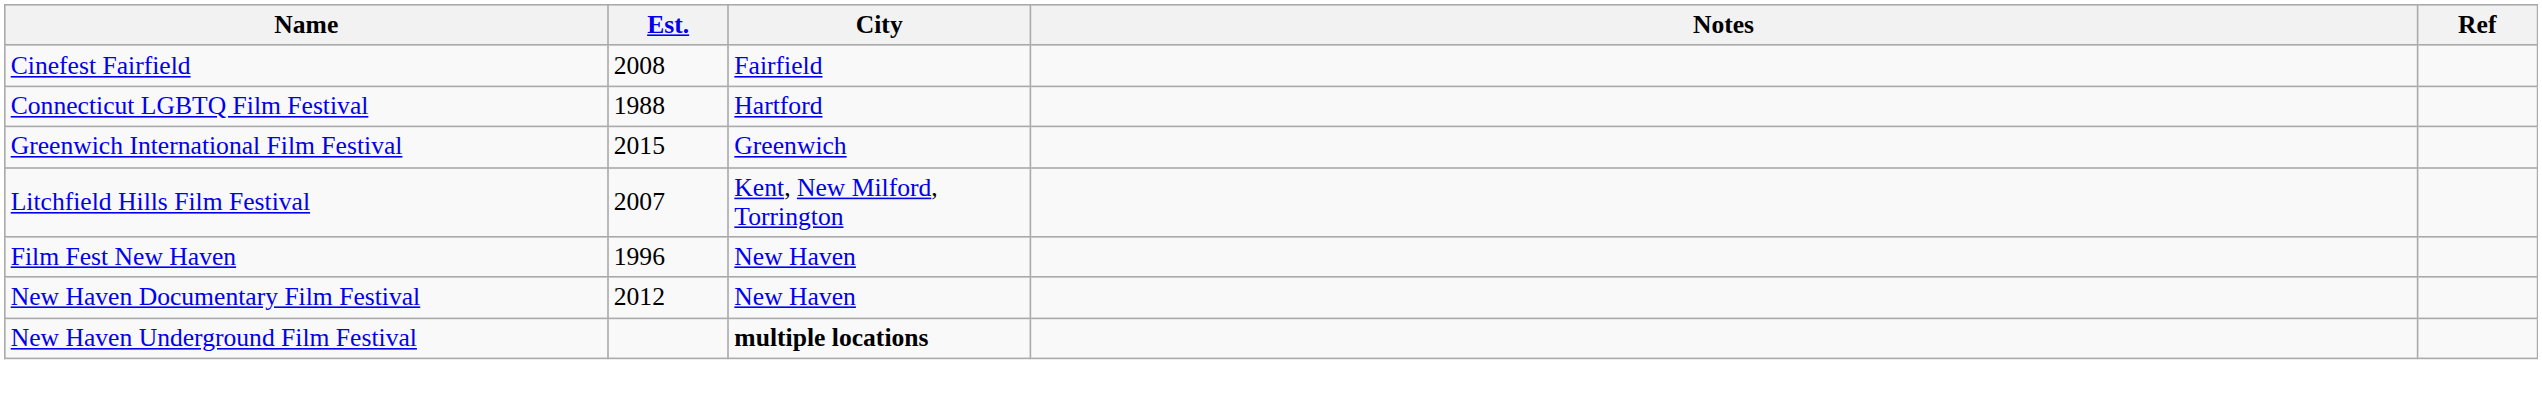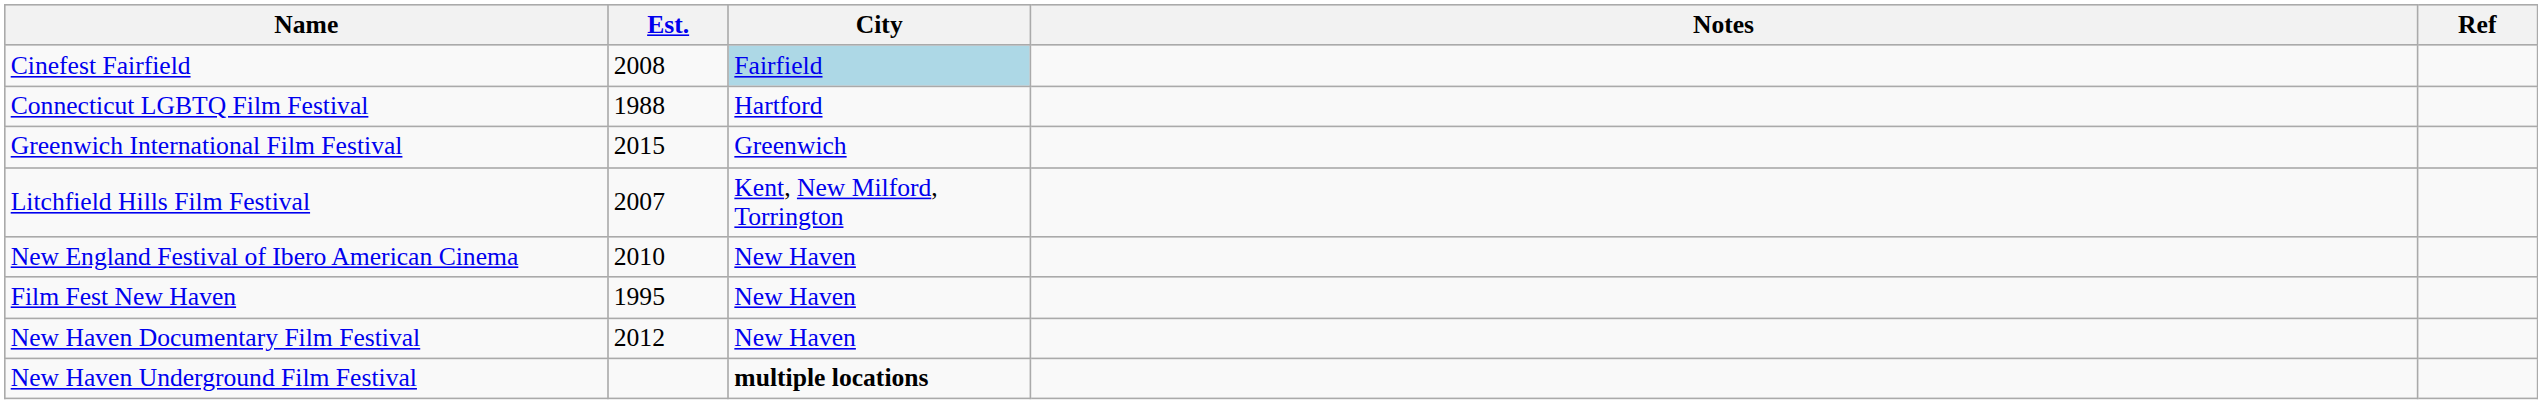(778, 65) no background -> (778, 65) lightblue background
+ row: (264, 256)
(639, 256) 1996 -> (639, 297) 1995
